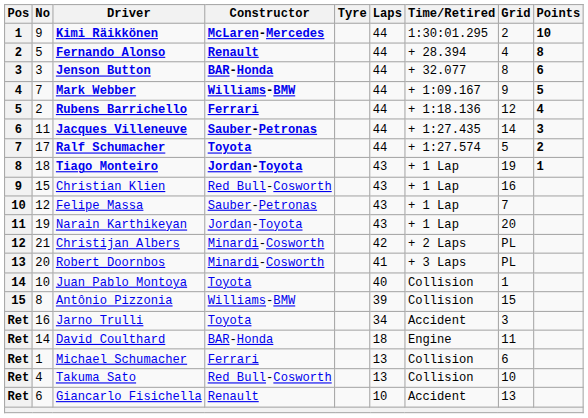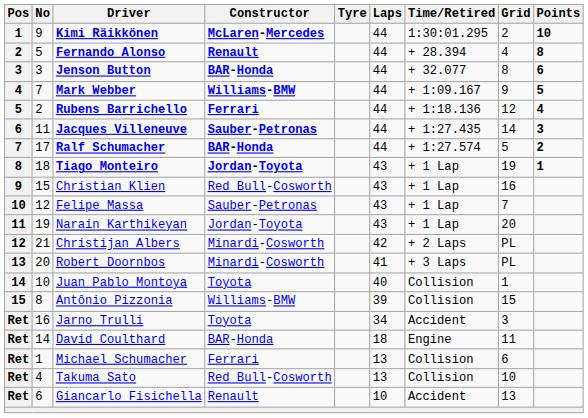(230, 148) Toyota -> (241, 148) BAR-Honda
